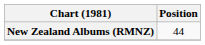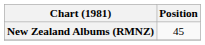(179, 31) 44 -> (179, 31) 45
